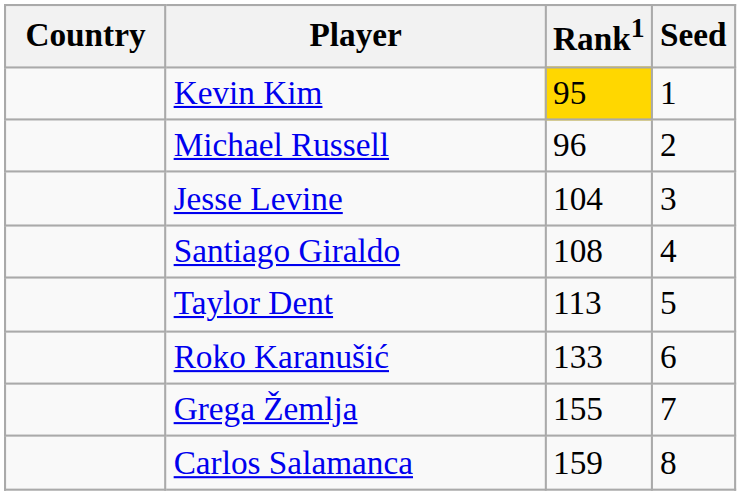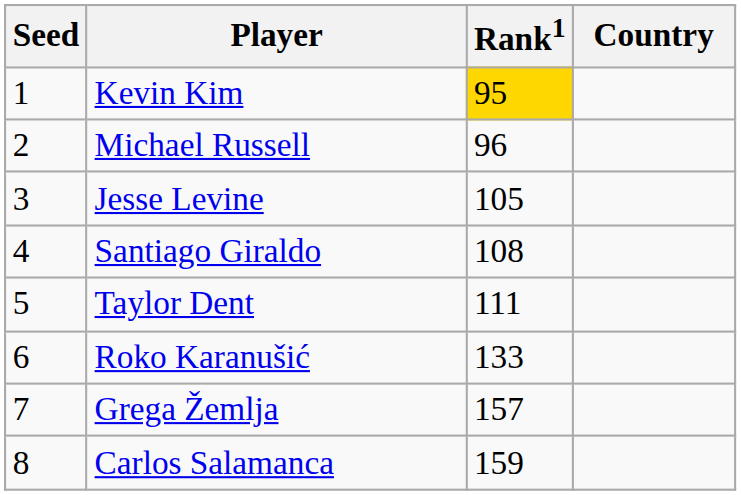columns swapped: (86, 35) <-> (693, 35)
(578, 198) 104 -> (499, 198) 105
(577, 303) 113 -> (498, 303) 111
(578, 409) 155 -> (499, 409) 157
